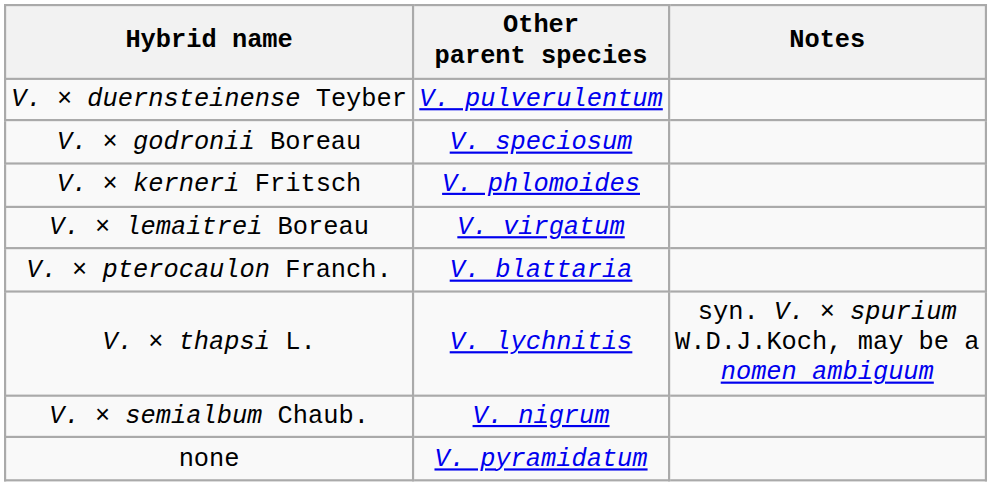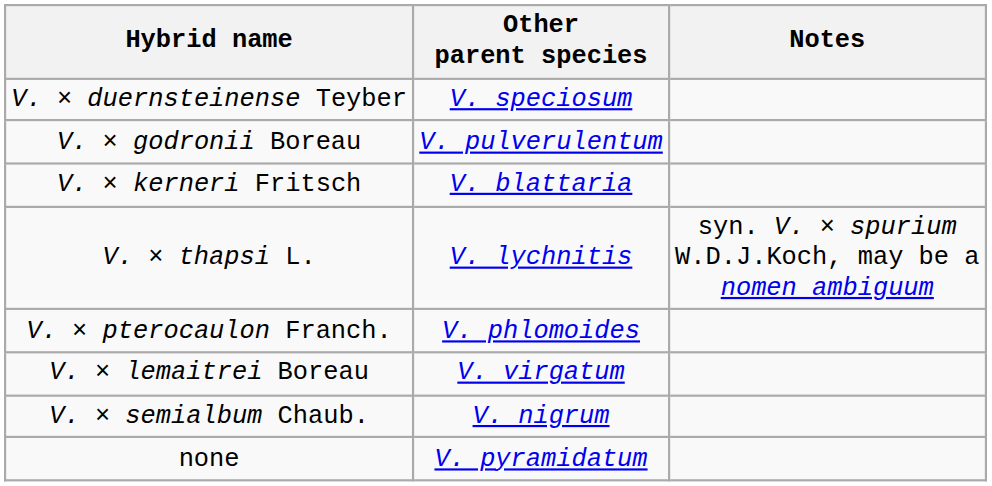(541, 99) V. pulverulentum -> (541, 99) V. speciosum
(541, 142) V. speciosum -> (541, 142) V. pulverulentum
(541, 184) V. phlomoides -> (541, 184) V. blattaria
rows swapped: (209, 227) <-> (209, 343)
(541, 270) V. blattaria -> (541, 331) V. phlomoides
